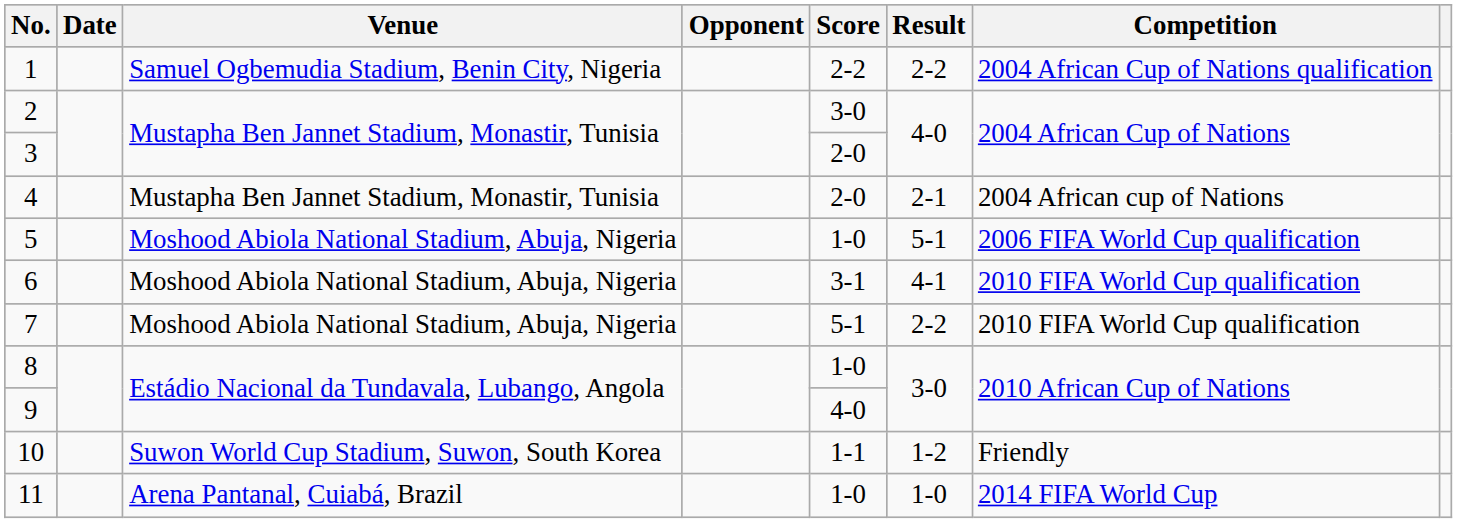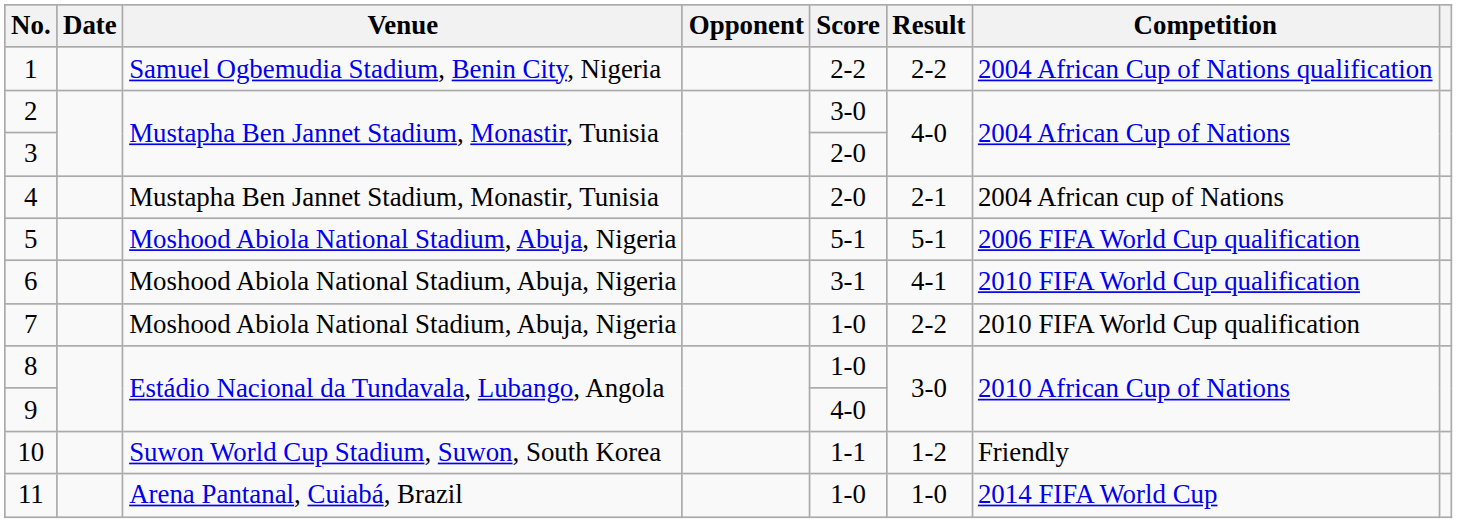(848, 238) 1-0 -> (848, 238) 5-1
(848, 324) 5-1 -> (848, 324) 1-0
